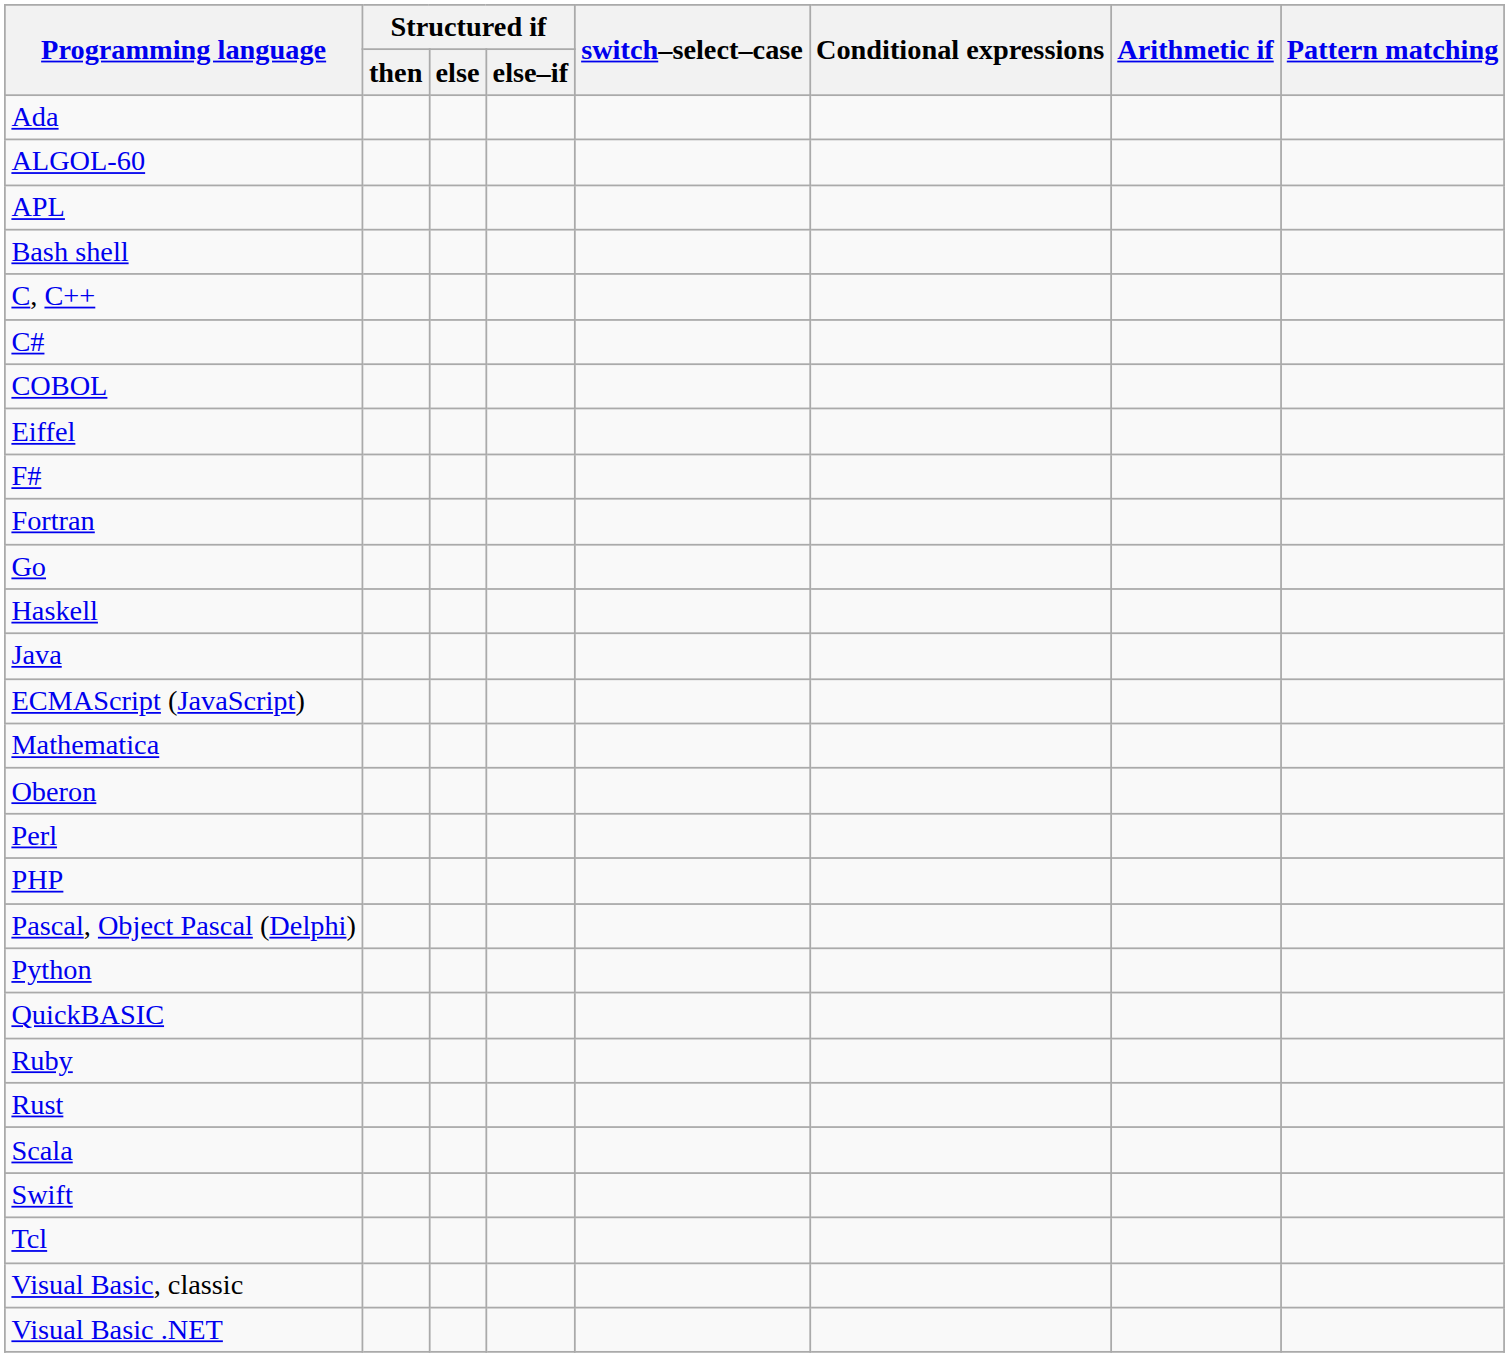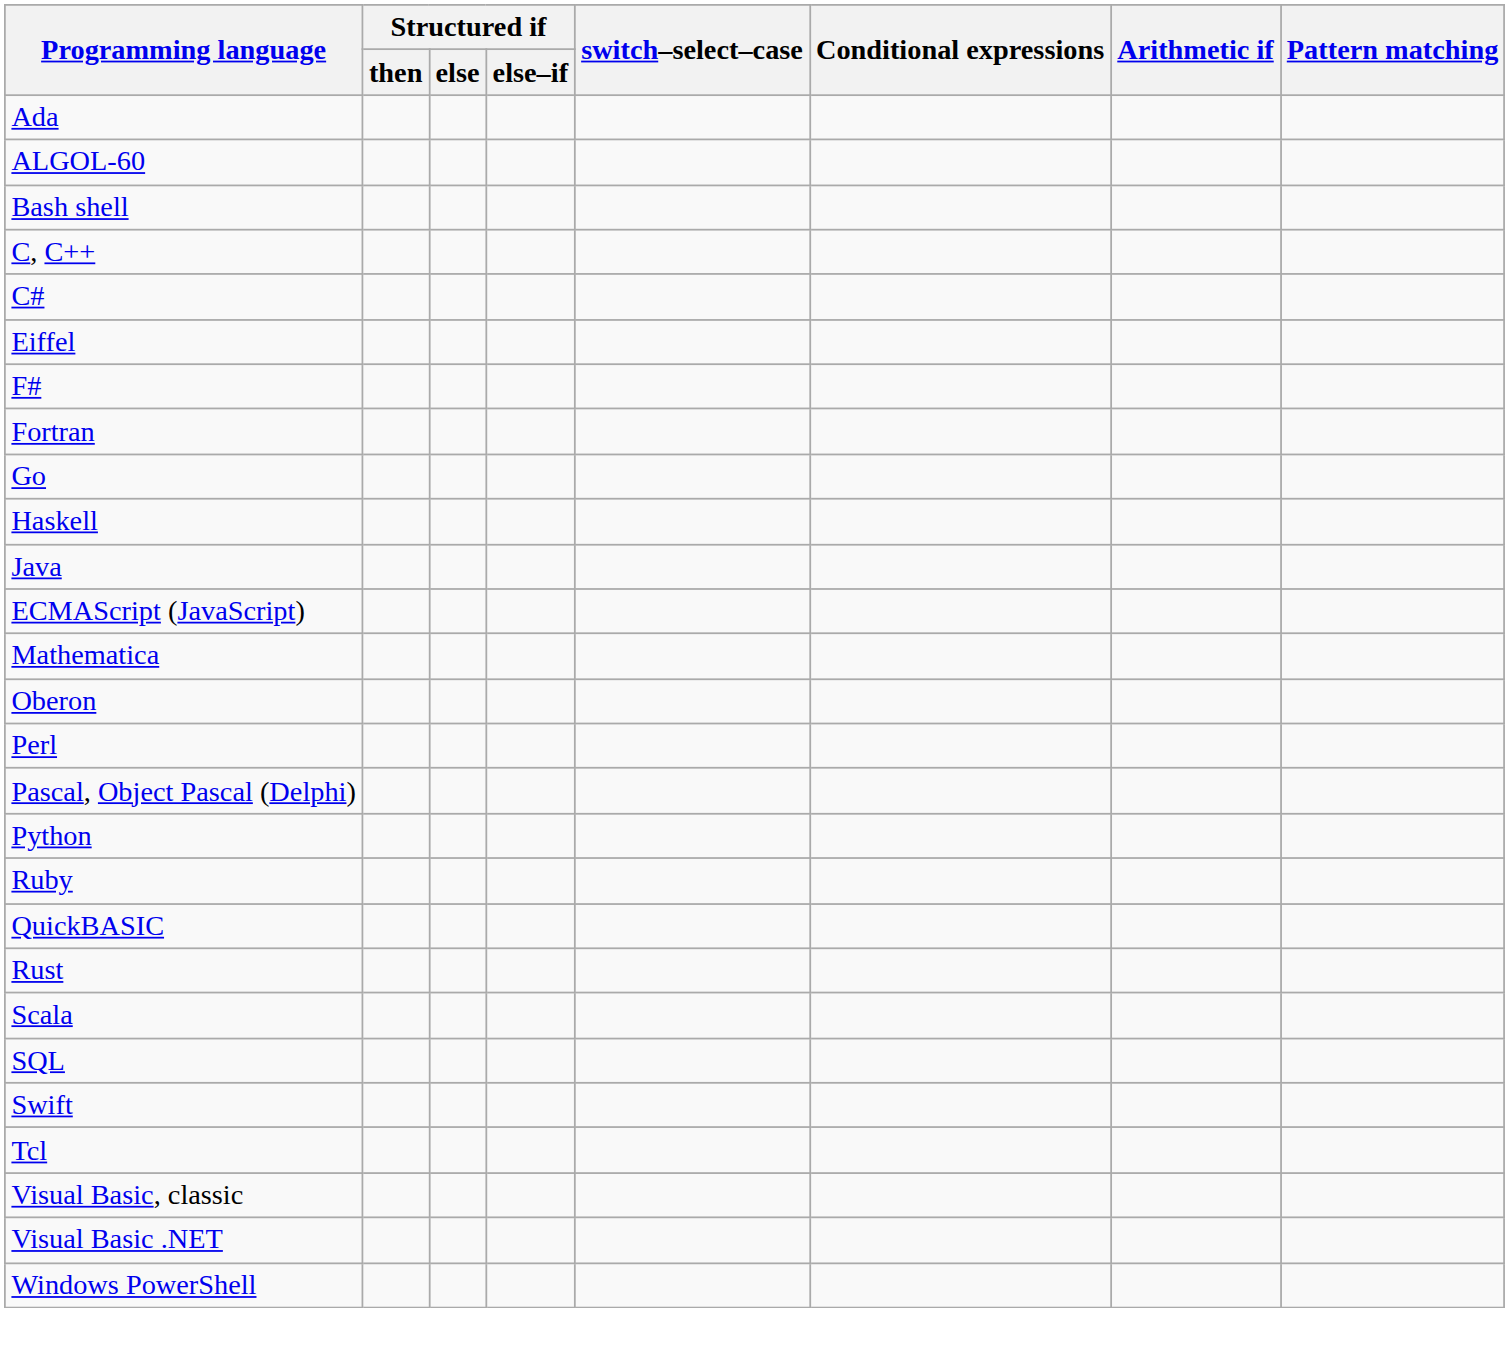- row: (38, 206)
- row: (59, 386)
- row: (37, 880)
rows swapped: (88, 1015) <-> (42, 1059)
+ row: (38, 1059)
+ row: (134, 1284)
